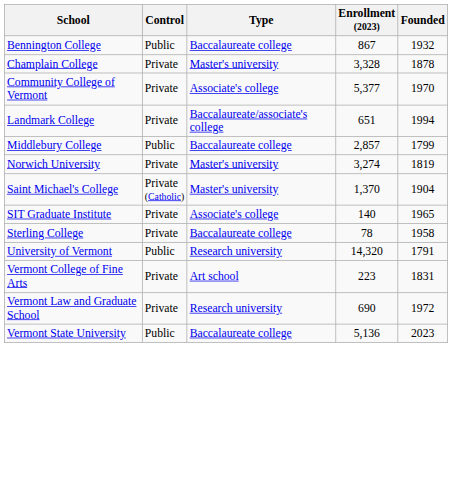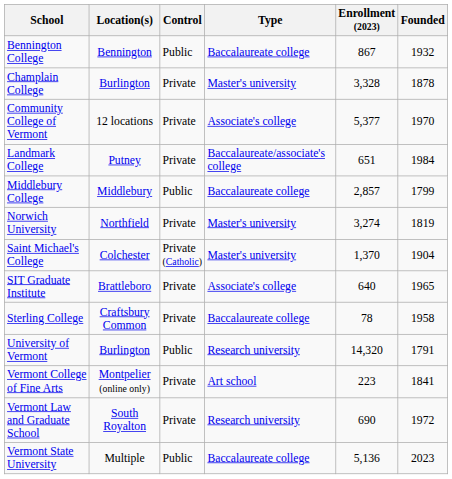+ column: (125, 20)
(423, 120) 1994 -> (423, 160) 1984
(367, 214) 140 -> (367, 286) 640
(423, 276) 1831 -> (423, 381) 1841
